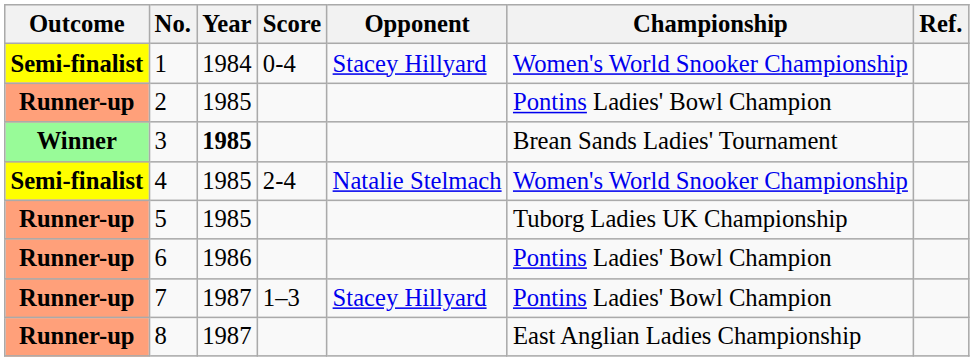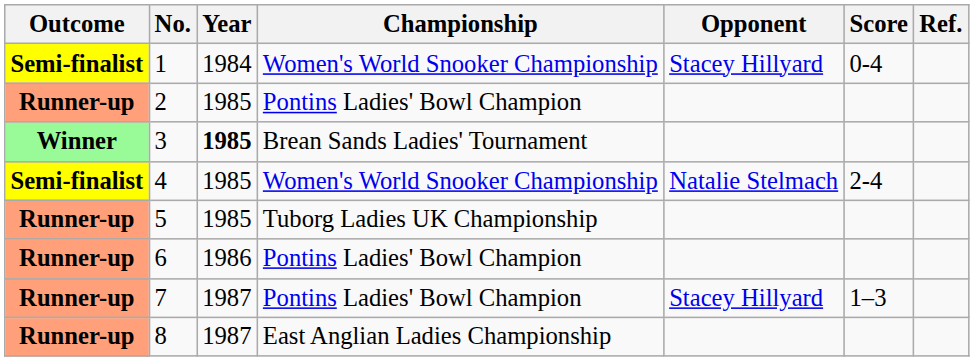columns swapped: (710, 24) <-> (292, 24)
